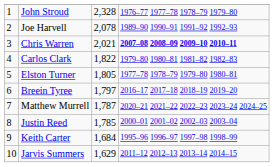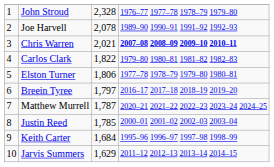(105, 75) 1,805 -> (105, 75) 1,806
